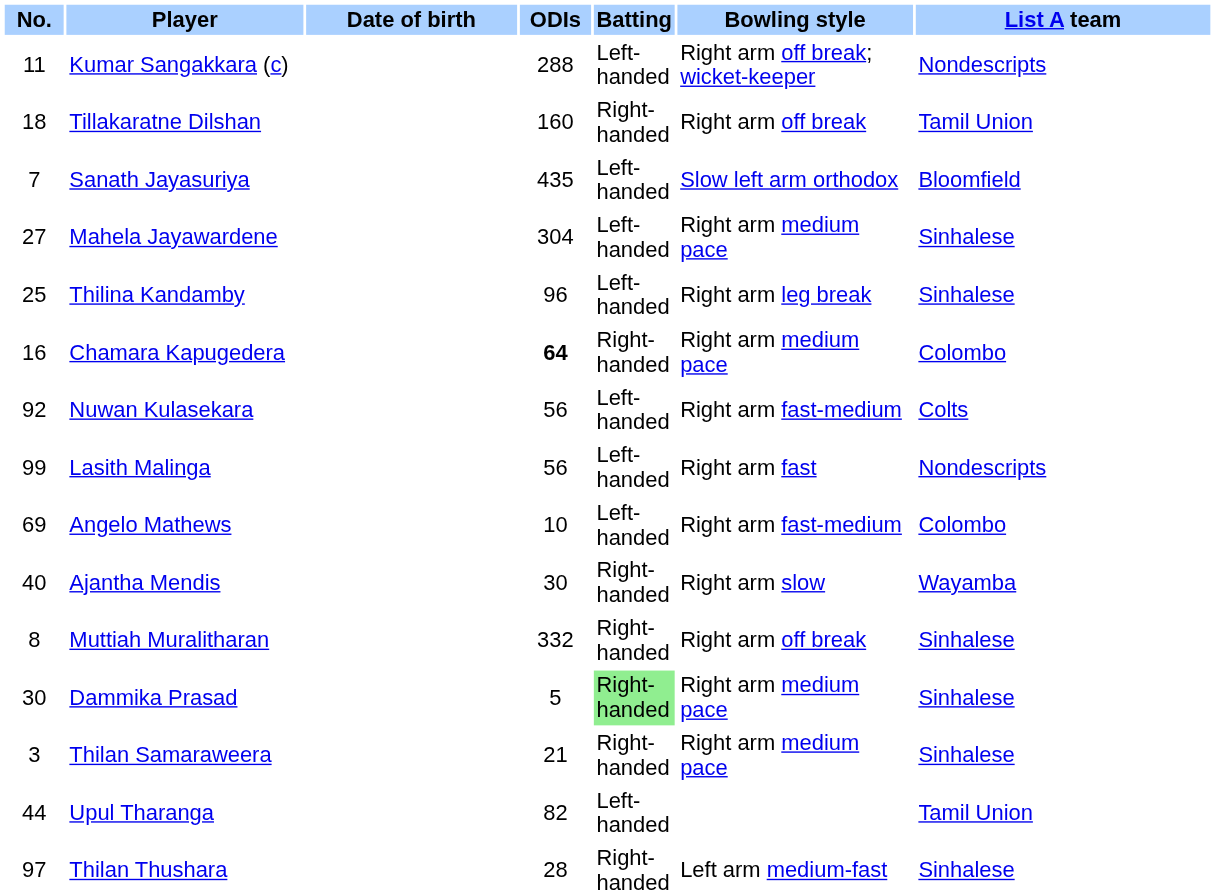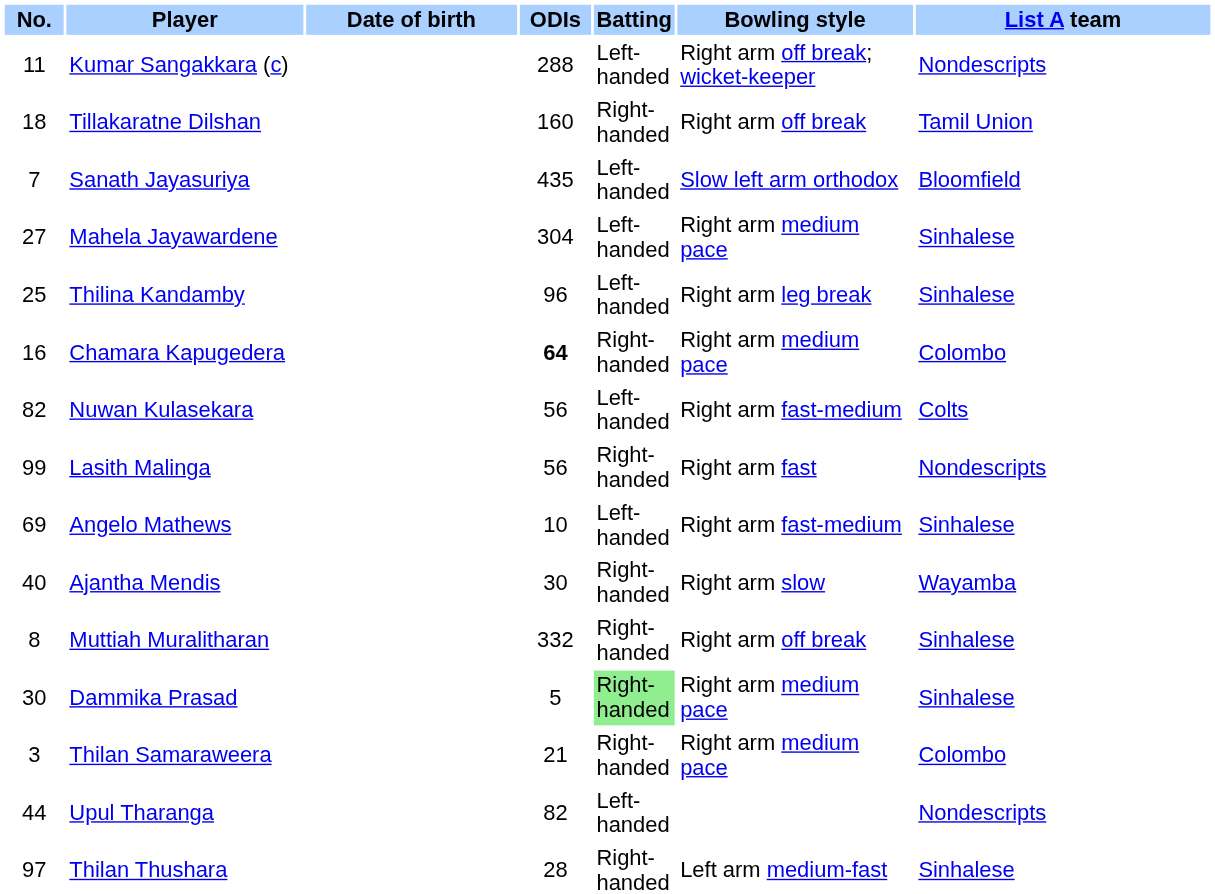(34, 410) 92 -> (34, 410) 82
(633, 467) Left-handed -> (633, 467) Right-handed
(962, 525) Colombo -> (967, 525) Sinhalese
(967, 755) Sinhalese -> (962, 755) Colombo
(976, 812) Tamil Union -> (982, 812) Nondescripts
